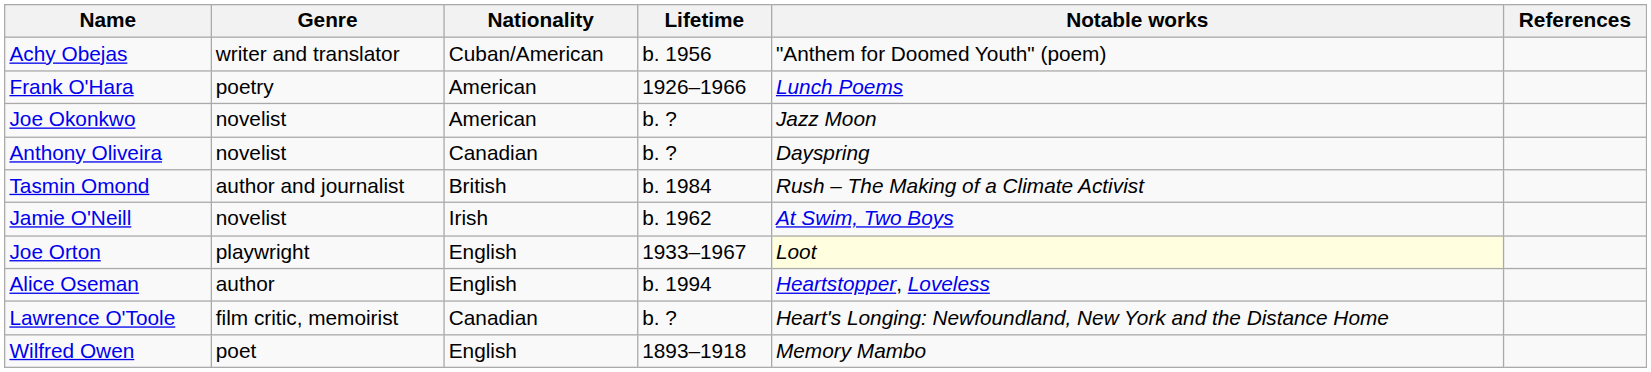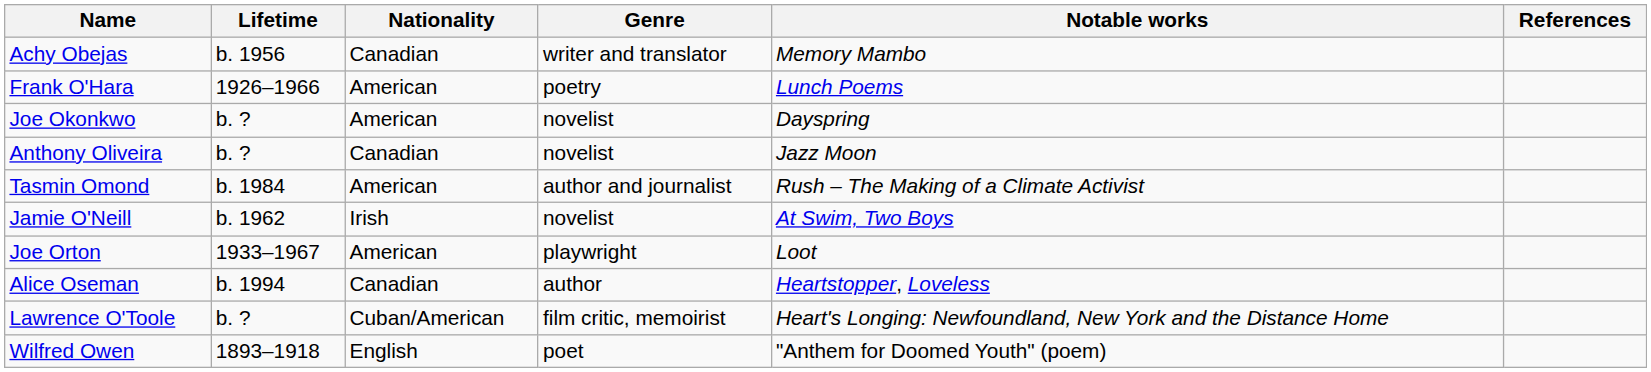columns swapped: (704, 20) <-> (327, 20)
(526, 53) Cuban/American -> (394, 53) Canadian
(941, 53) "Anthem for Doomed Youth" (poem) -> (851, 53) Memory Mambo
(826, 119) Jazz Moon -> (823, 119) Dayspring
(823, 152) Dayspring -> (826, 152) Jazz Moon
(478, 185) British -> (393, 185) American
(483, 251) English -> (393, 251) American
(796, 251) lightyellow background -> (796, 251) no background
(483, 284) English -> (394, 284) Canadian
(493, 317) Canadian -> (427, 317) Cuban/American
(851, 350) Memory Mambo -> (941, 350) "Anthem for Doomed Youth" (poem)
